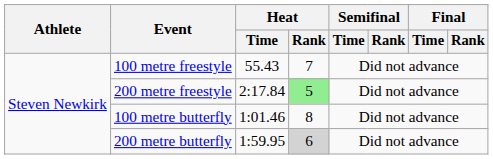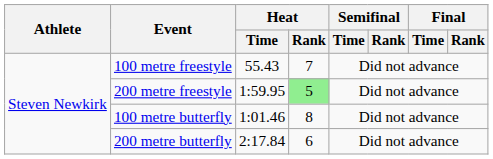(262, 91) 2:17.84 -> (262, 91) 1:59.95
(262, 141) 1:59.95 -> (262, 141) 2:17.84
(309, 141) lightgrey background -> (309, 141) no background
